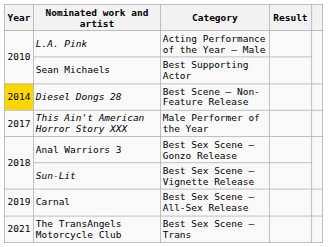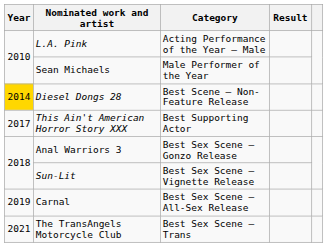(206, 70) Best Supporting Actor -> (211, 70) Male Performer of the Year
(211, 123) Male Performer of the Year -> (206, 123) Best Supporting Actor
